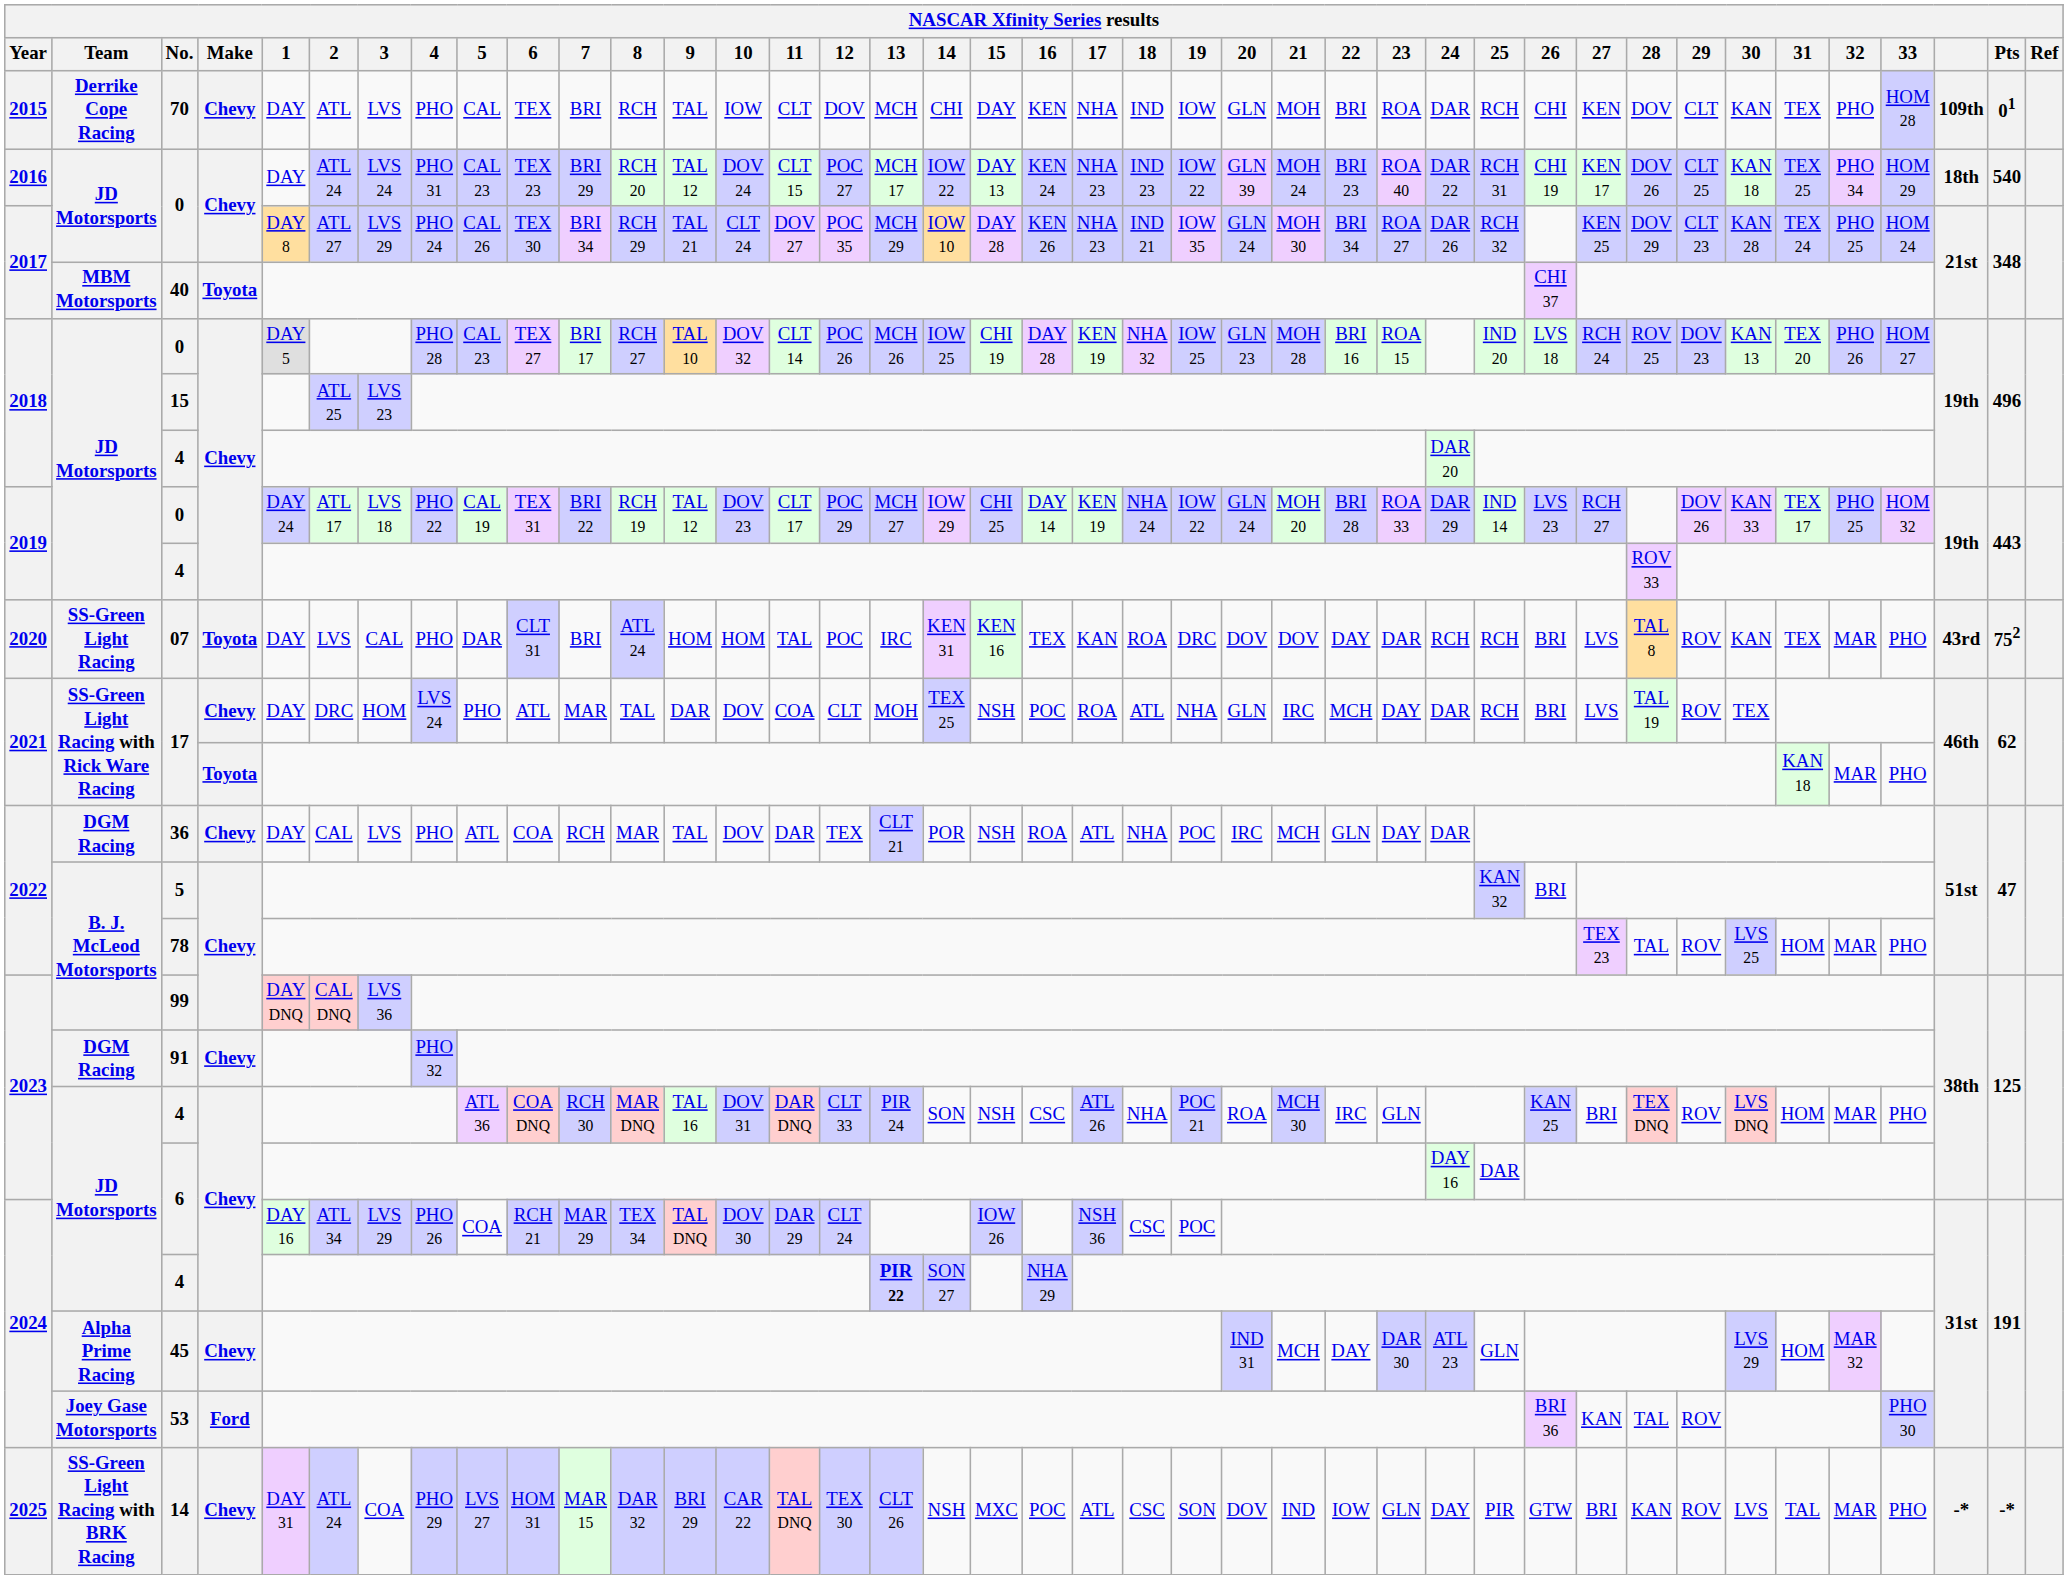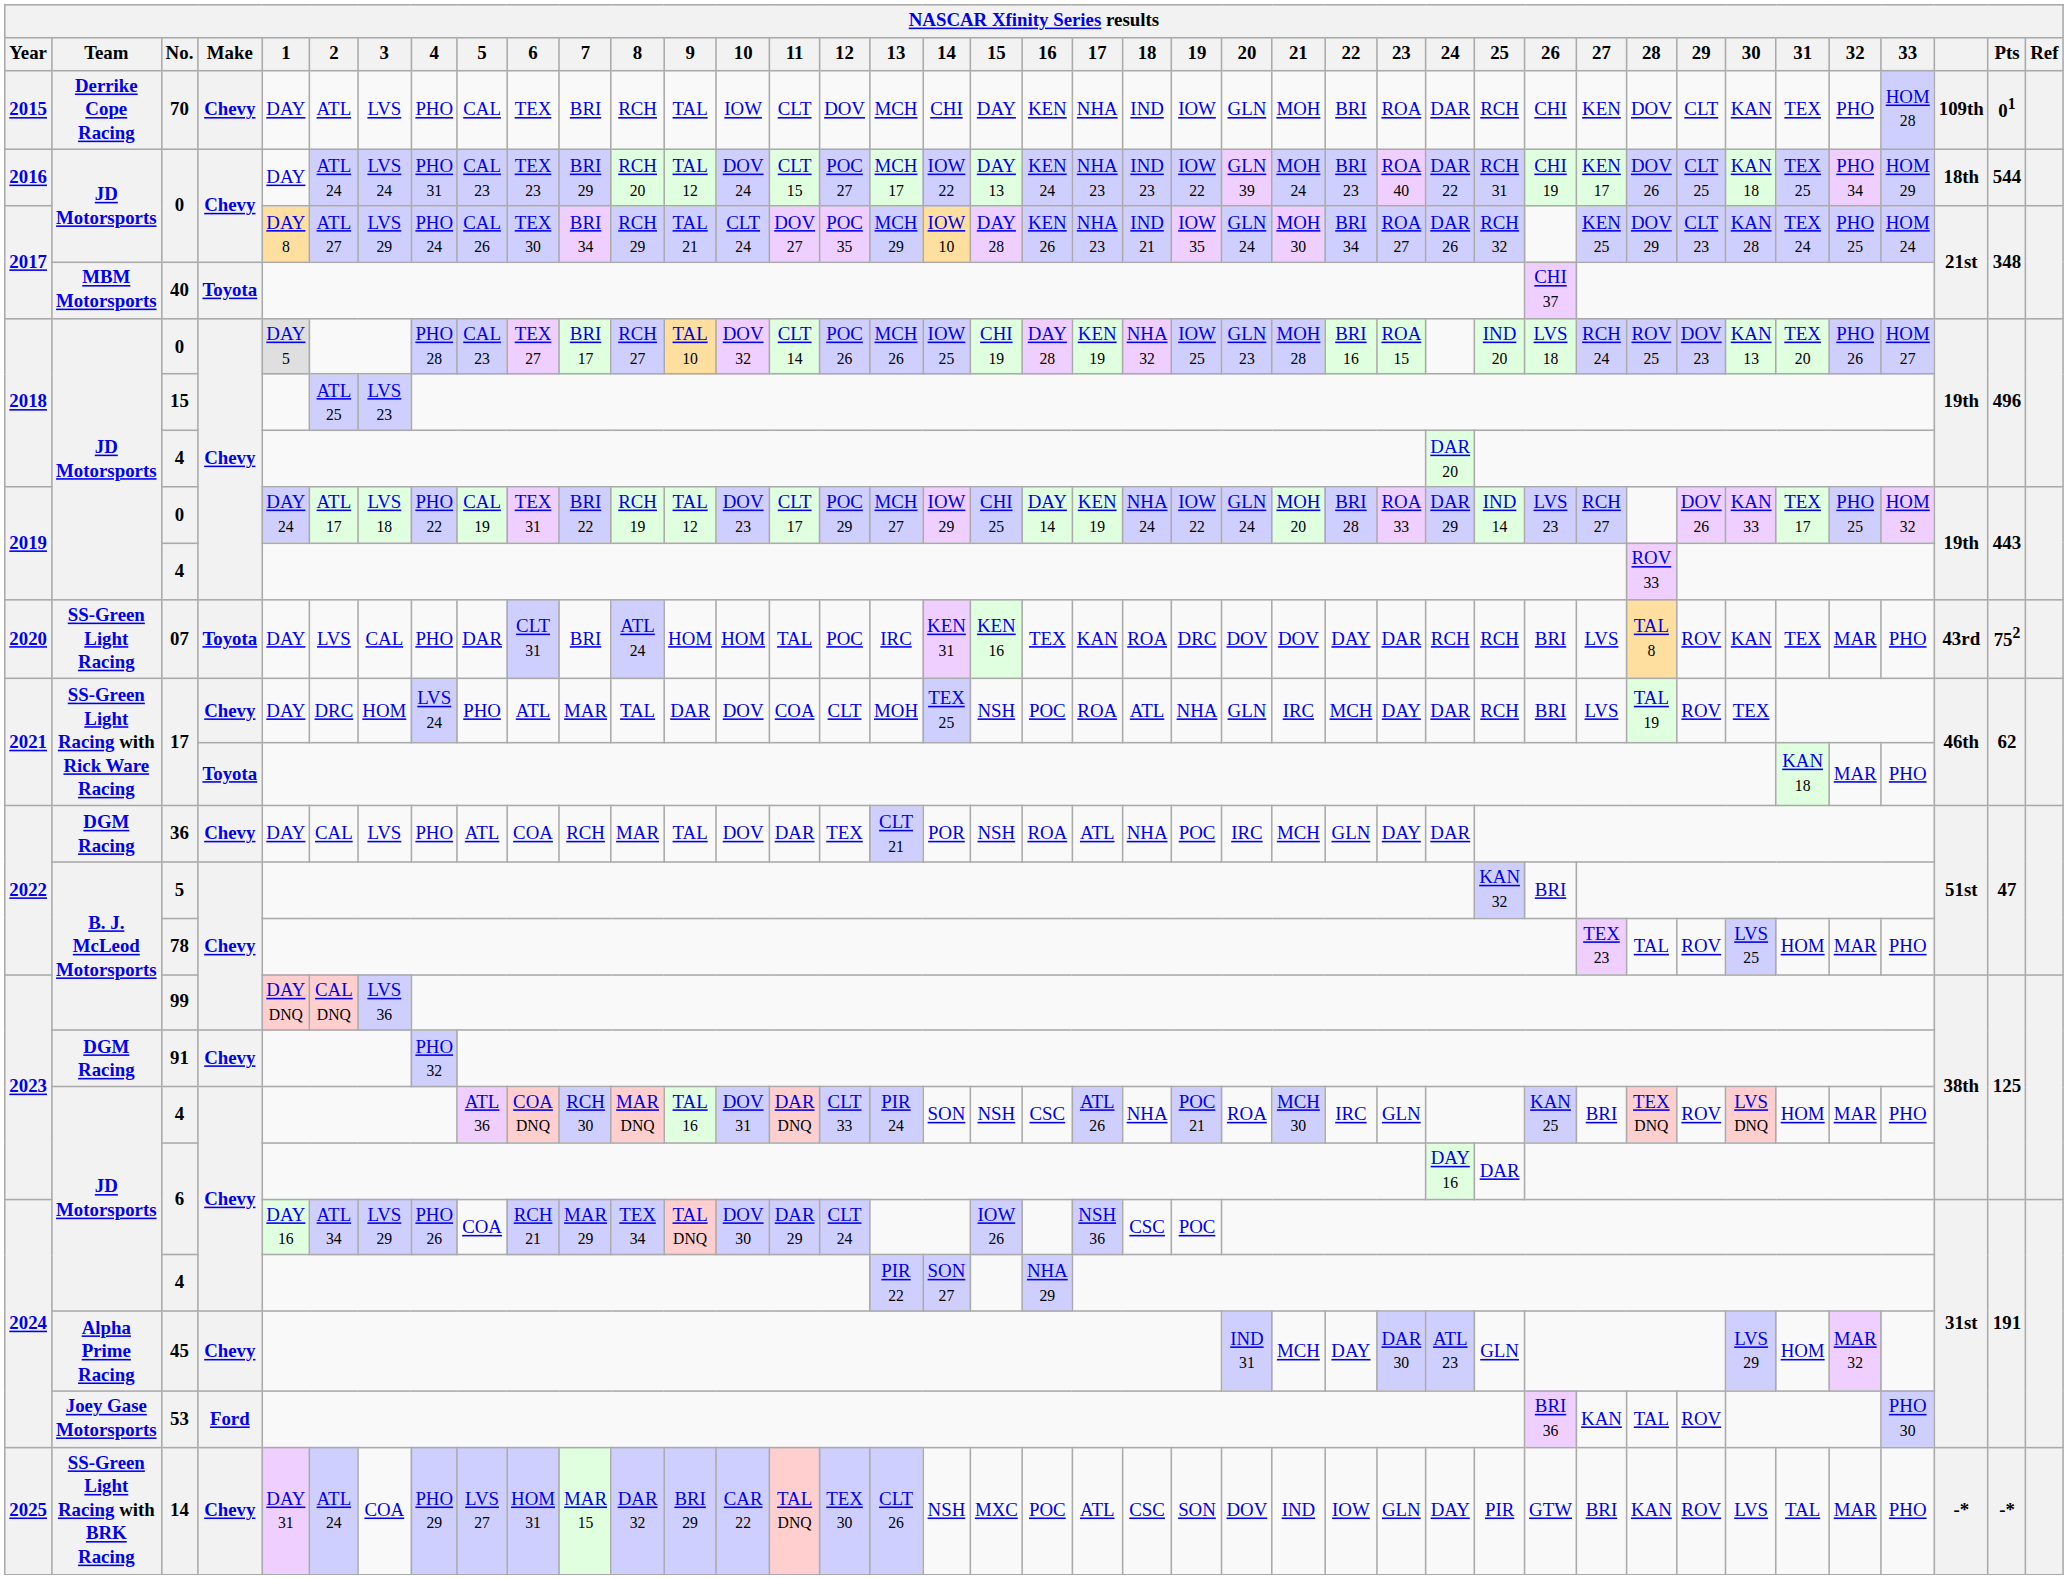(2007, 177) 540 -> (2007, 177) 544
(896, 1282) bold -> (896, 1282) normal
